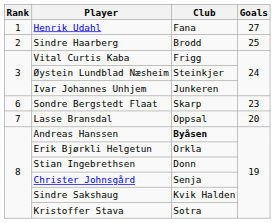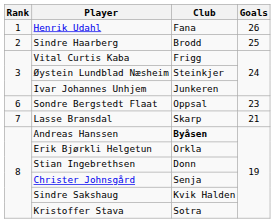(254, 27) 27 -> (254, 27) 26
(187, 104) Skarp -> (190, 104) Oppsal
(190, 119) Oppsal -> (187, 119) Skarp
(254, 119) 20 -> (254, 119) 21
